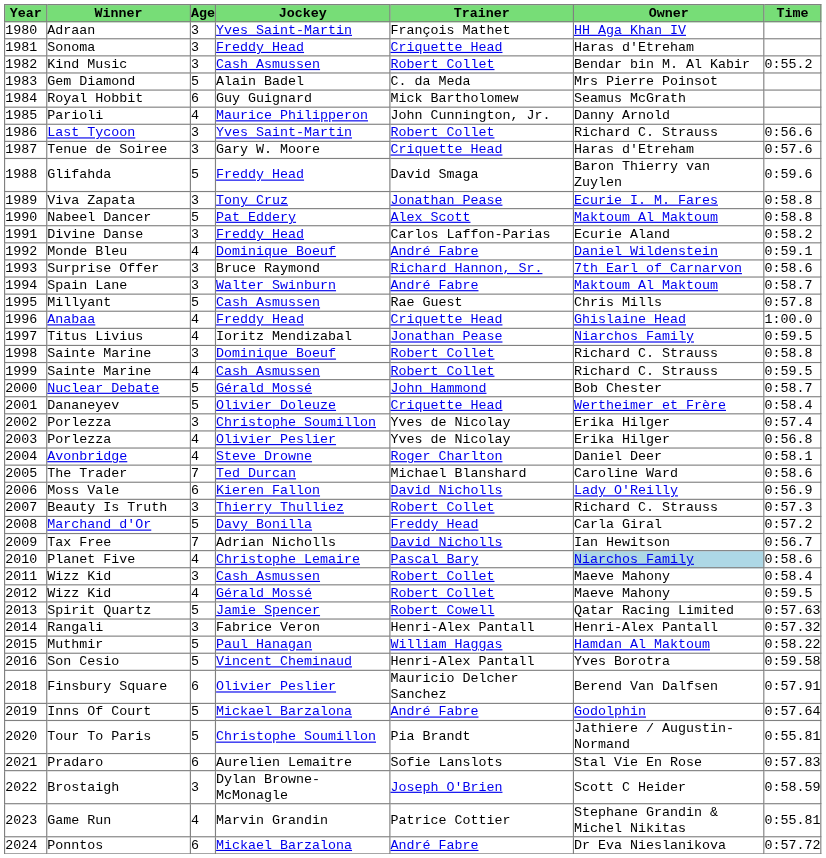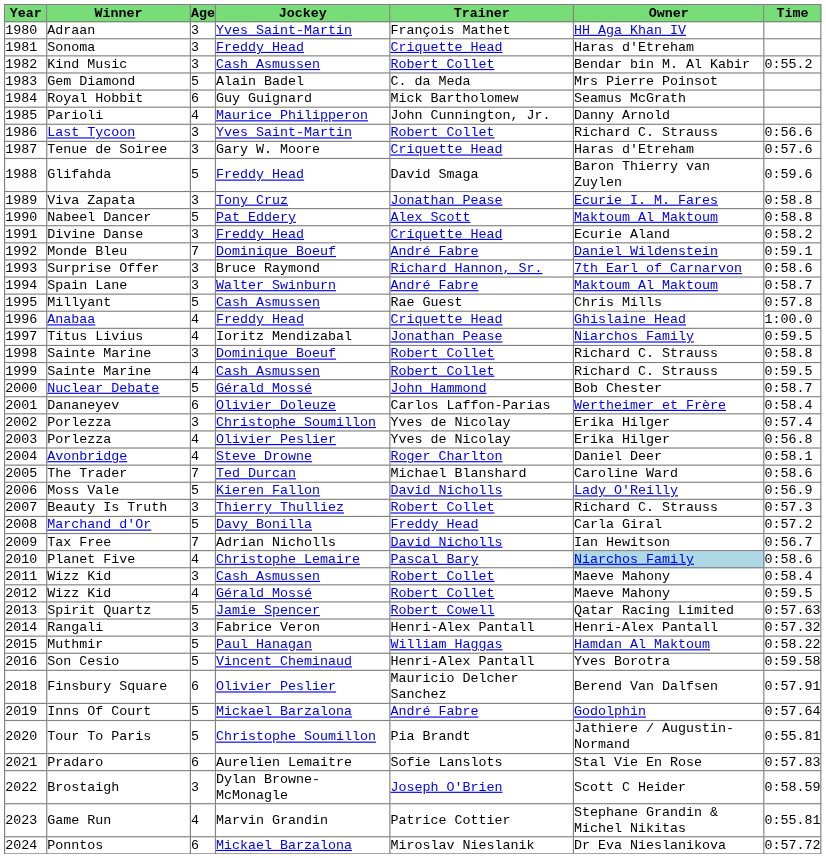(470, 234) Carlos Laffon-Parias -> (446, 234) Criquette Head
(195, 251) 4 -> (195, 251) 7
(195, 405) 5 -> (195, 405) 6
(446, 405) Criquette Head -> (470, 405) Carlos Laffon-Parias
(195, 491) 6 -> (195, 491) 5
(434, 845) André Fabre -> (462, 845) Miroslav Nieslanik
